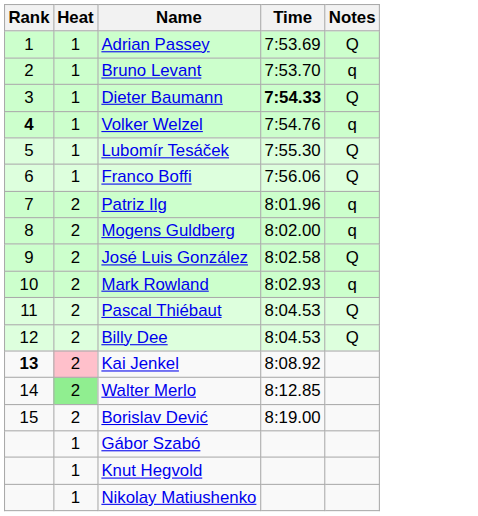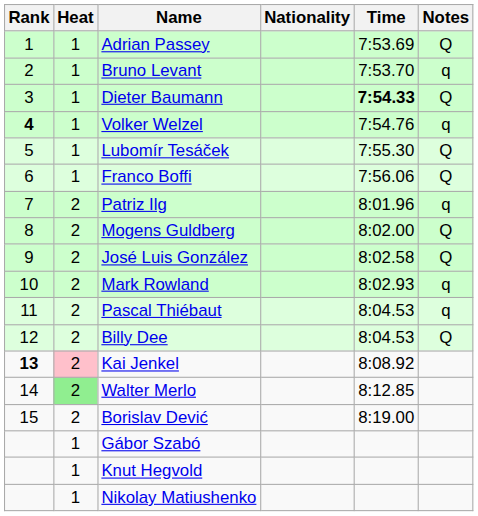+ column: (307, 17)
(352, 230) q -> (446, 230) Q
(352, 310) Q -> (446, 310) q
